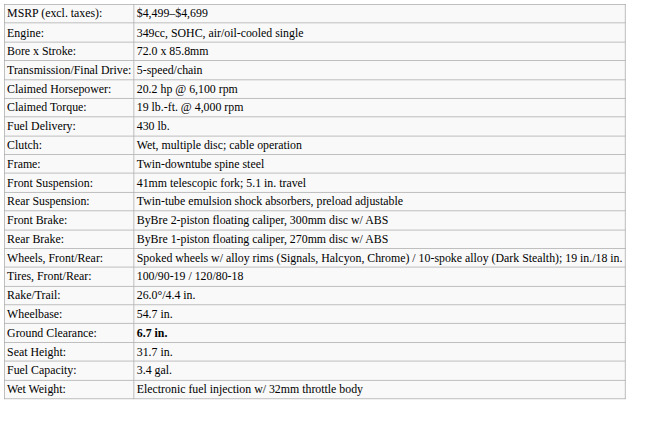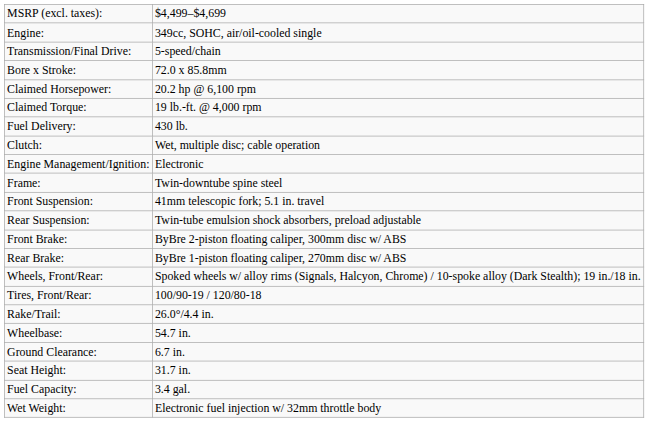rows swapped: (42, 51) <-> (69, 70)
+ row: (78, 164)
(152, 333) bold -> (170, 351) normal
